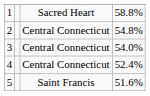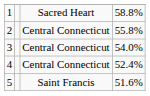(129, 30) 54.8% -> (129, 30) 55.8%
